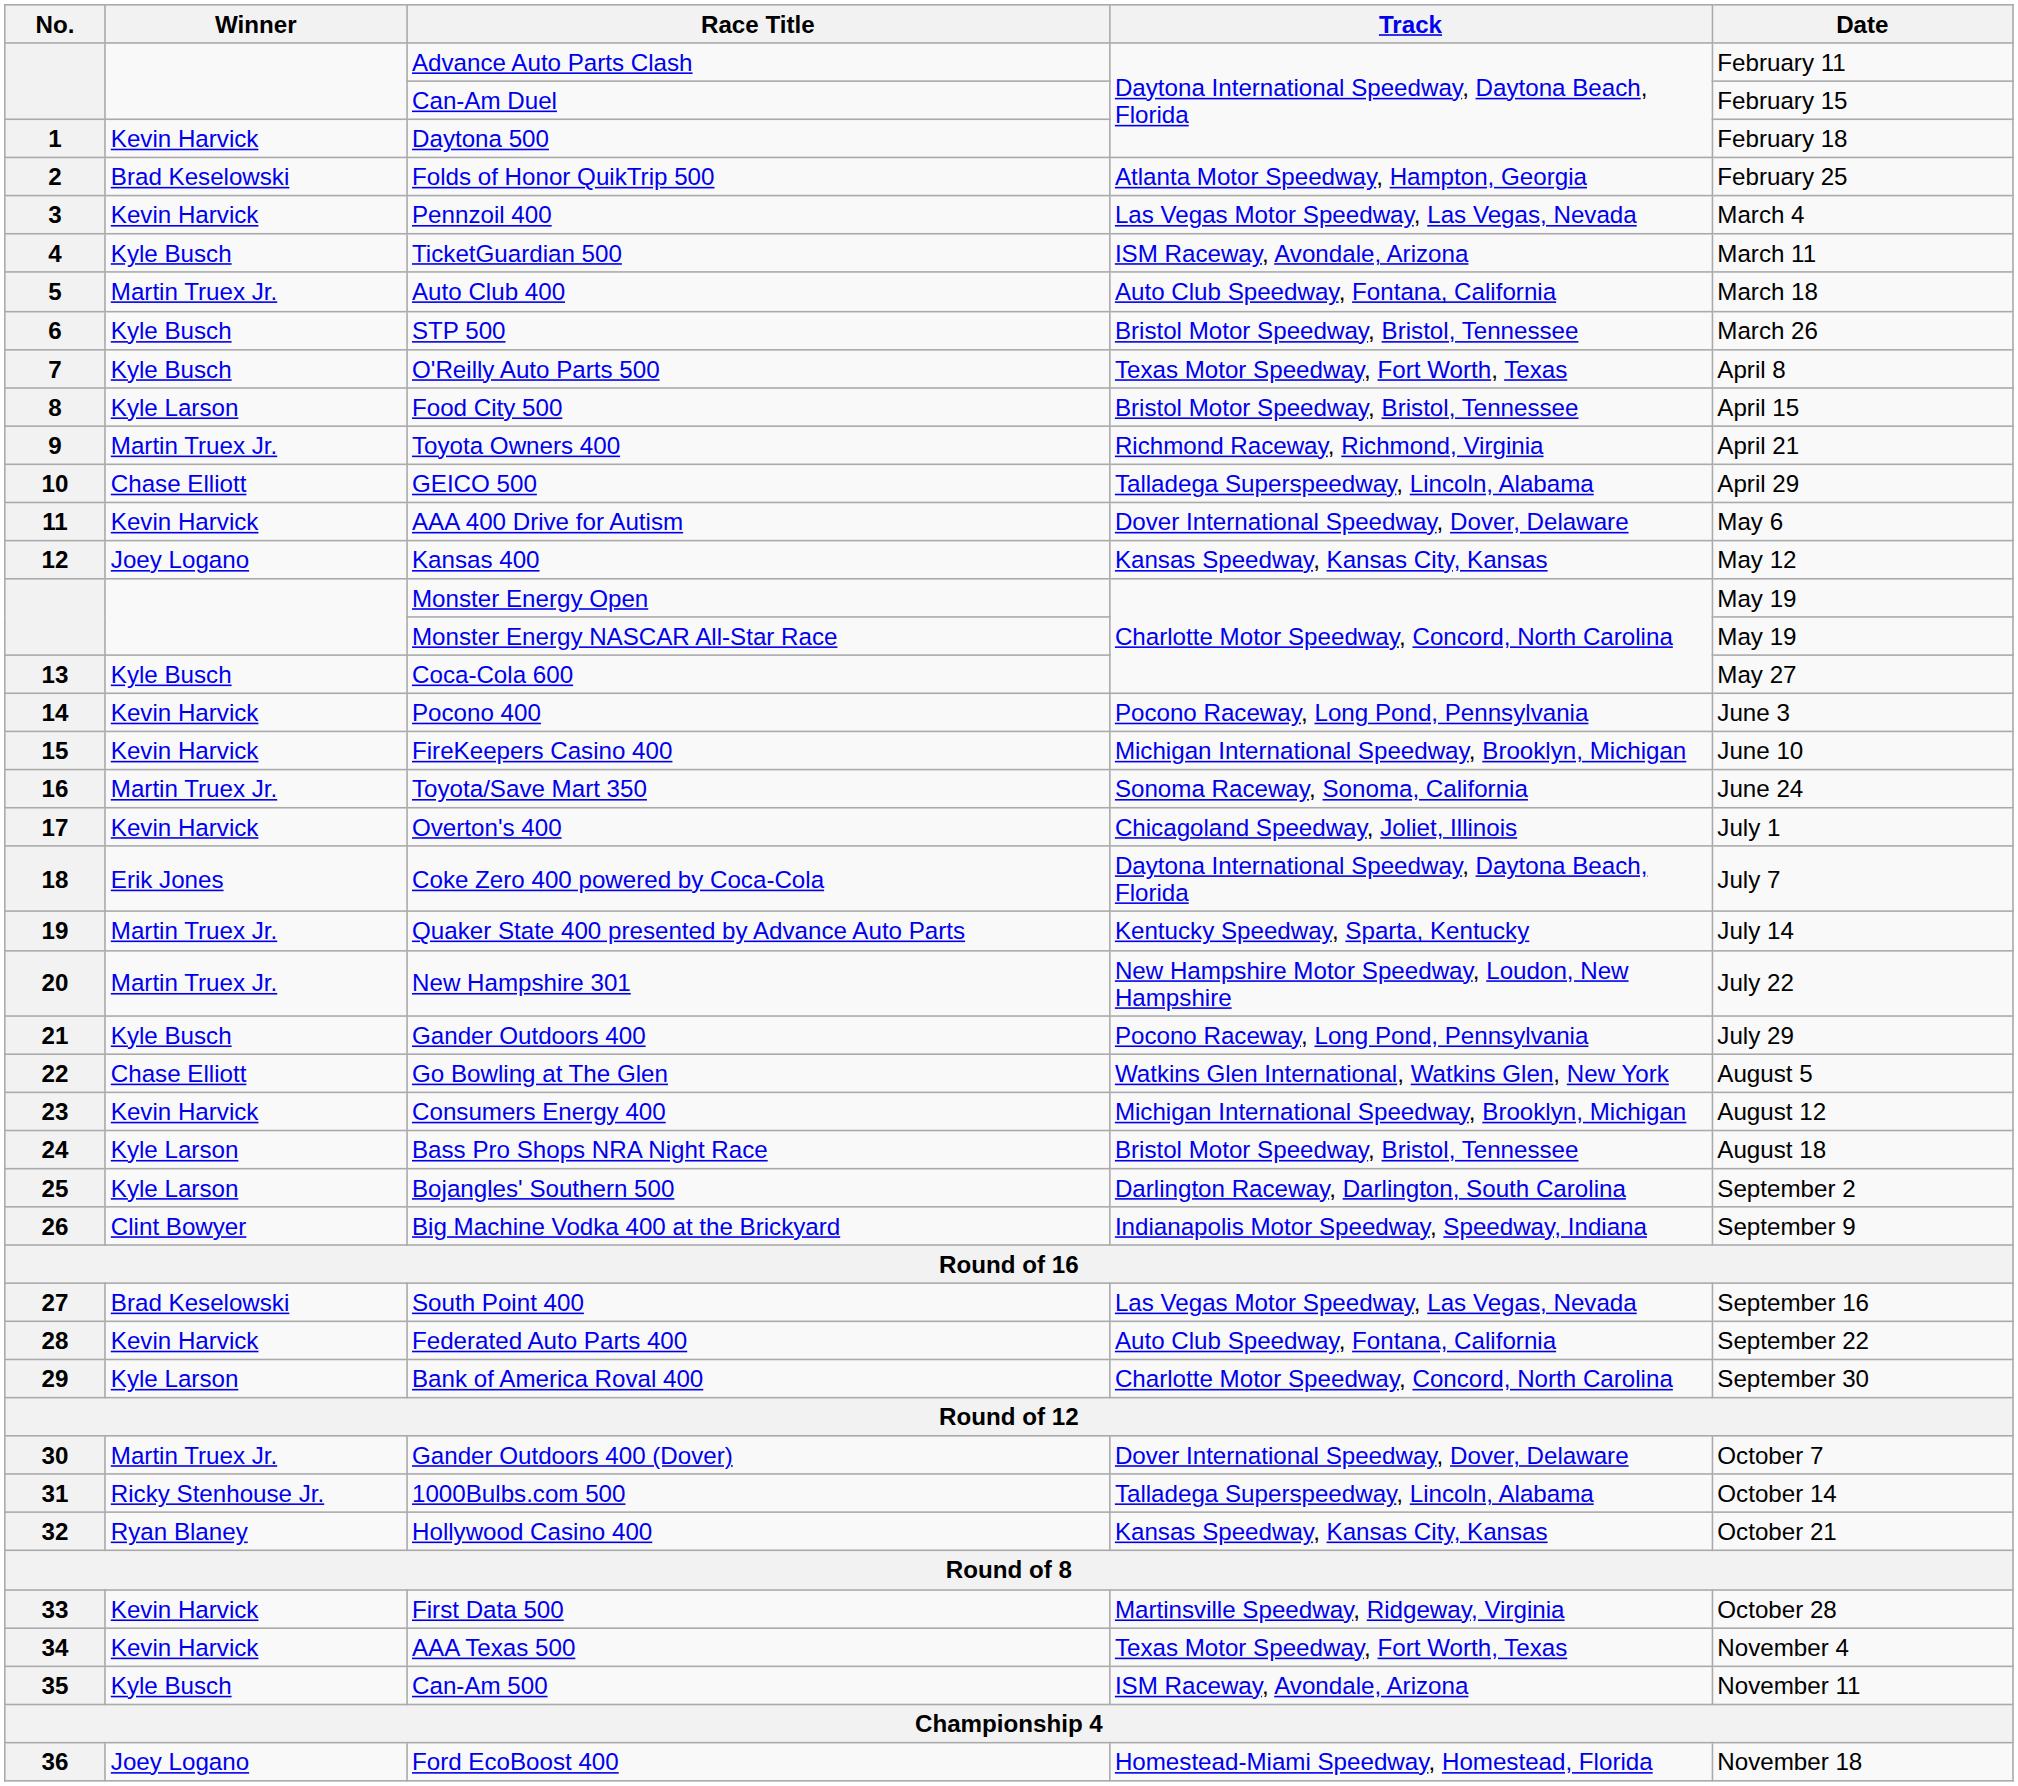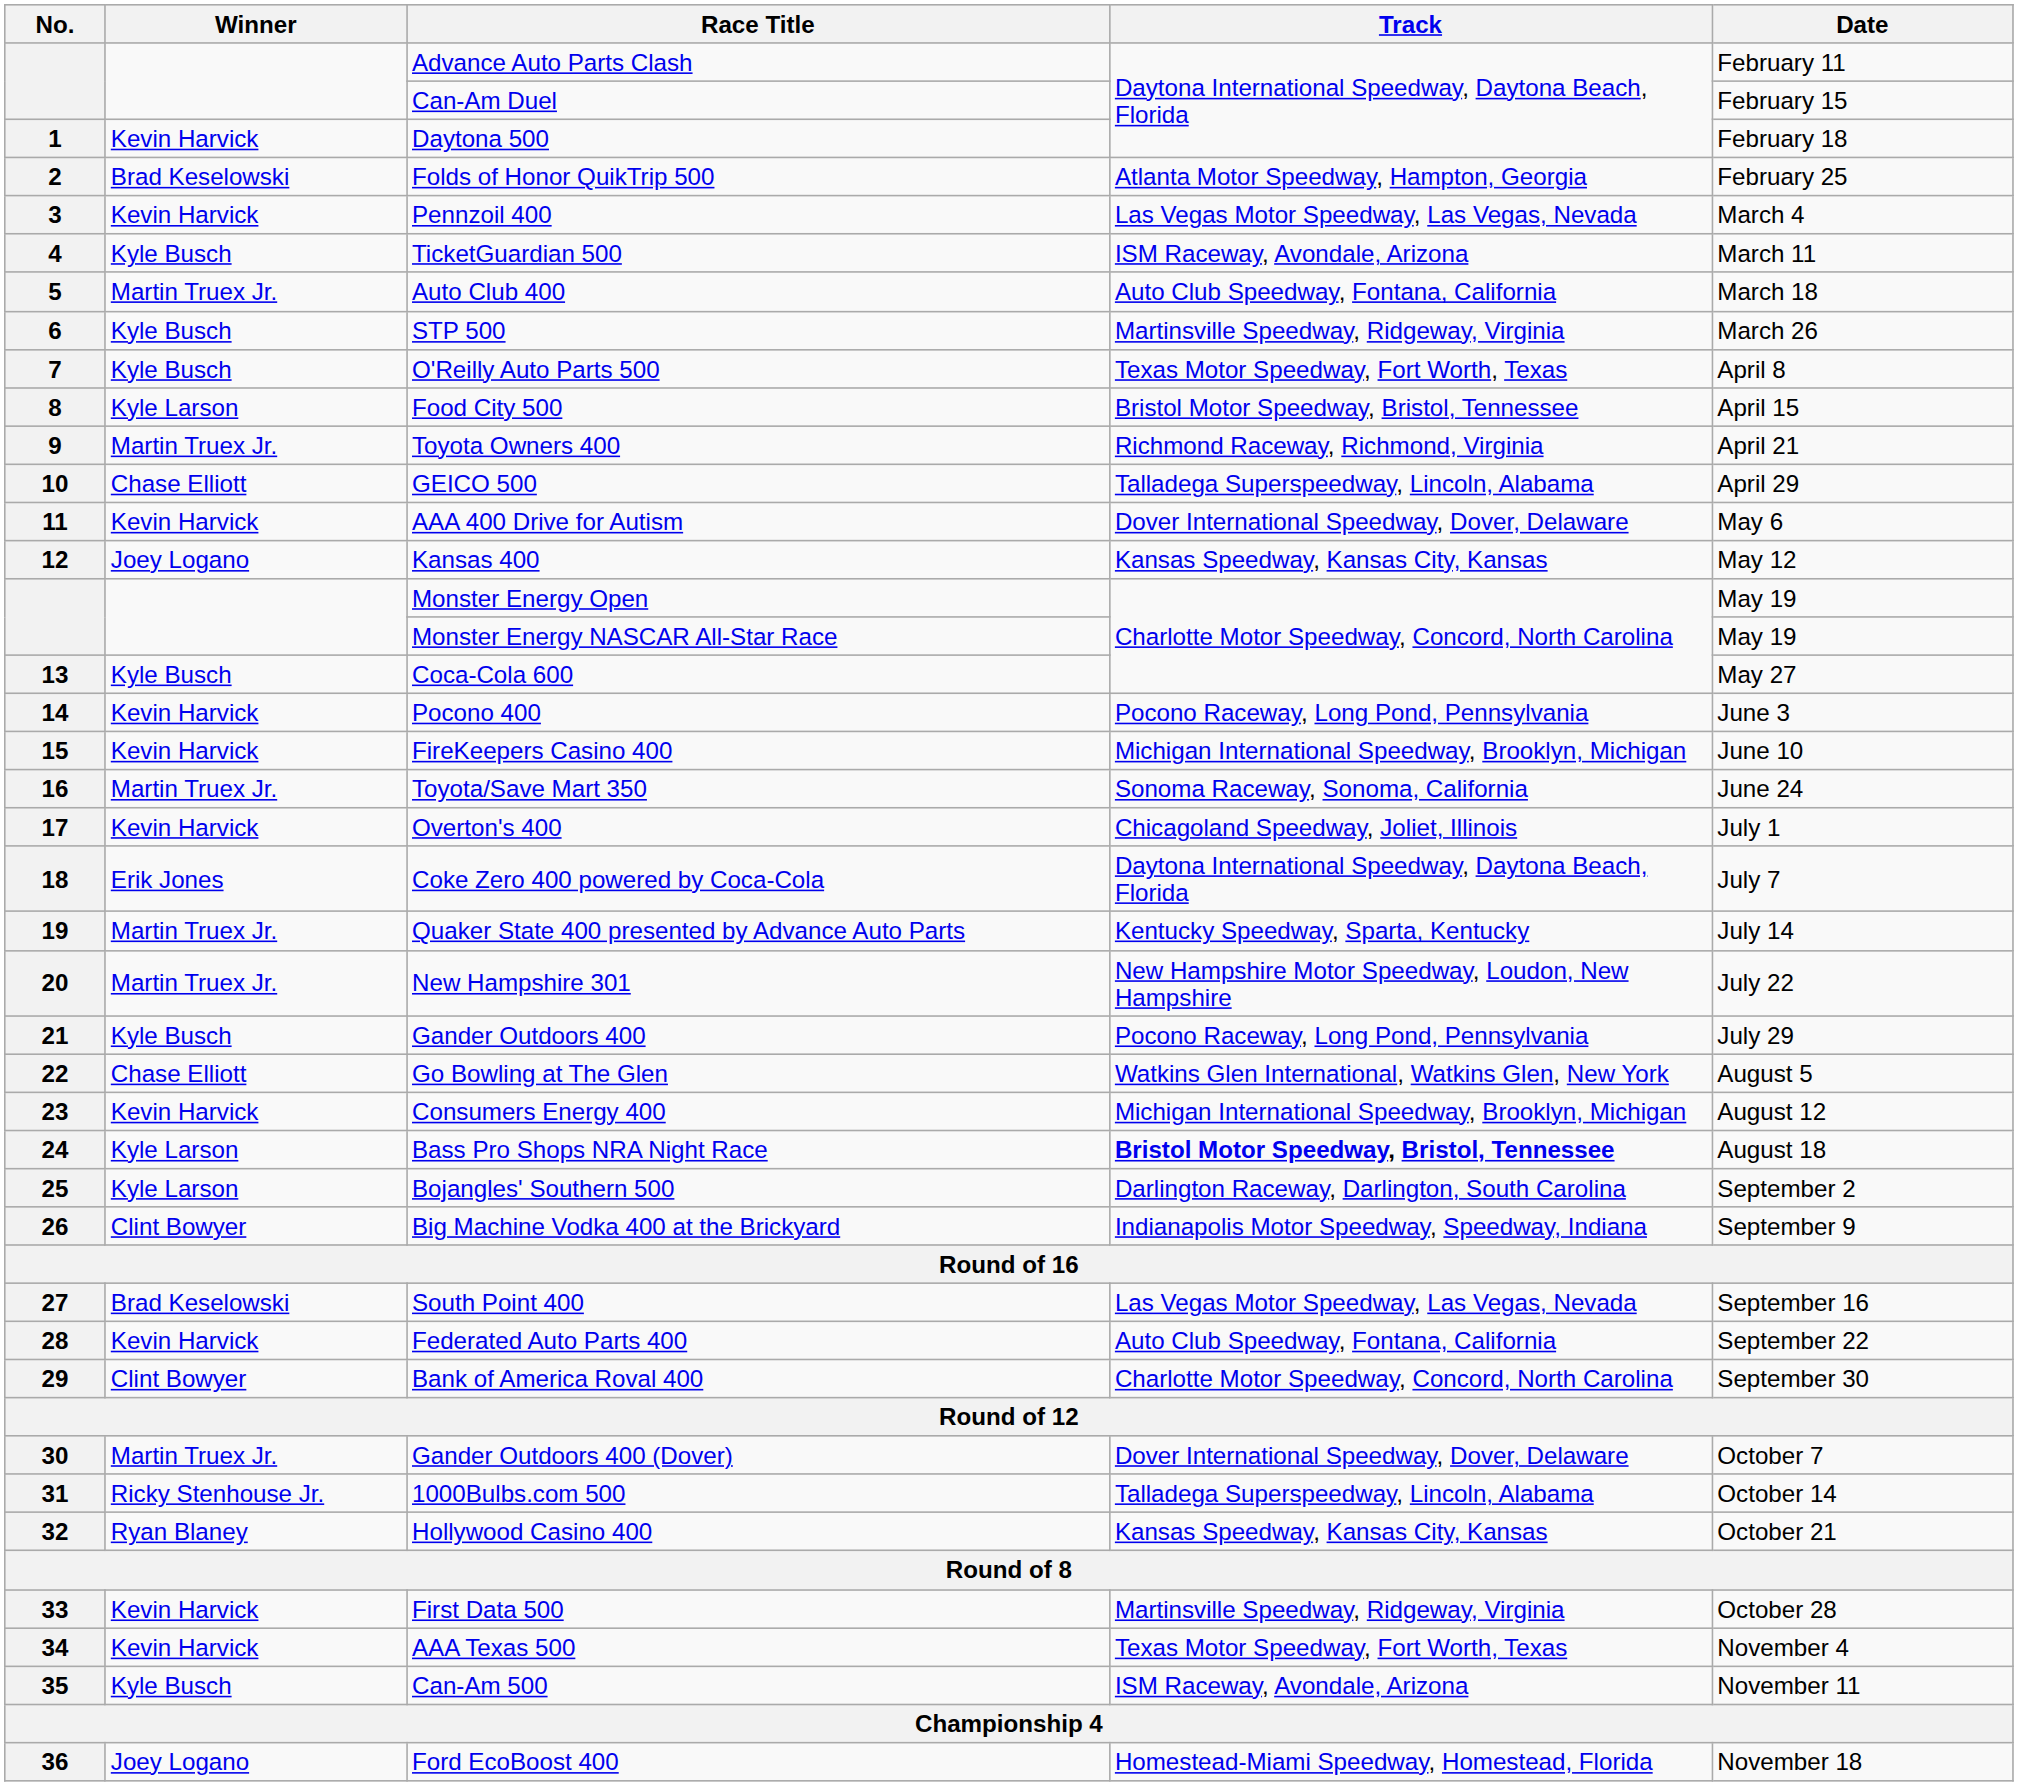(1347, 330) Bristol Motor Speedway, Bristol, Tennessee -> (1340, 330) Martinsville Speedway, Ridgeway, Virginia
(1347, 1149) normal -> (1365, 1149) bold
(175, 1379) Kyle Larson -> (179, 1379) Clint Bowyer
